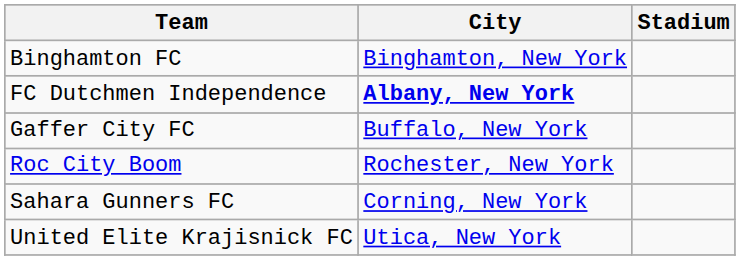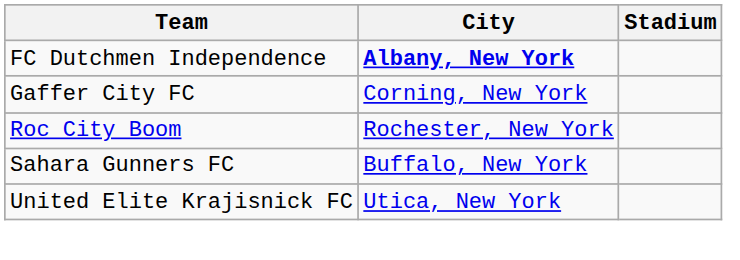- row: (96, 59)
(475, 130) Buffalo, New York -> (475, 94) Corning, New York
(475, 202) Corning, New York -> (475, 166) Buffalo, New York
